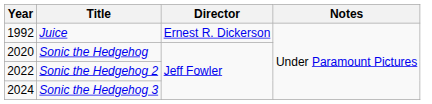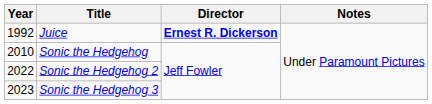(217, 33) normal -> (221, 33) bold
(20, 52) 2020 -> (20, 52) 2010
(20, 90) 2024 -> (20, 90) 2023
